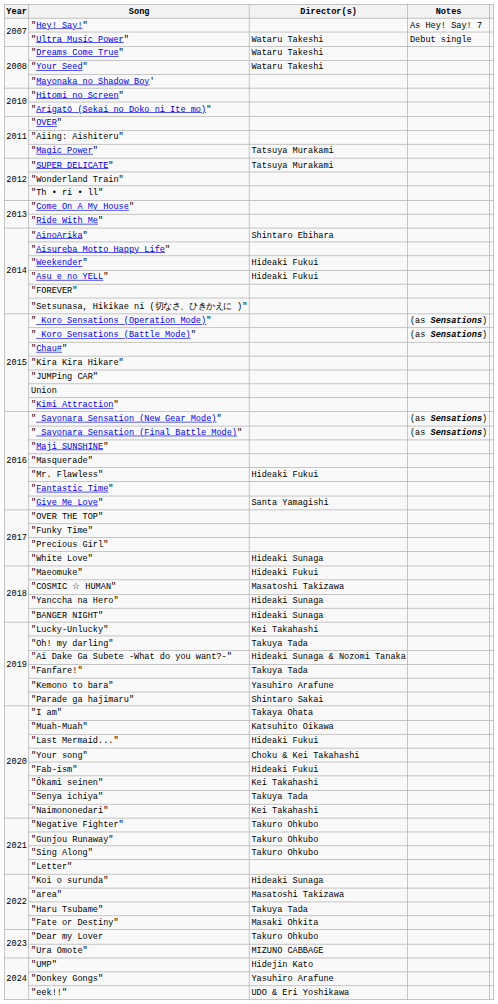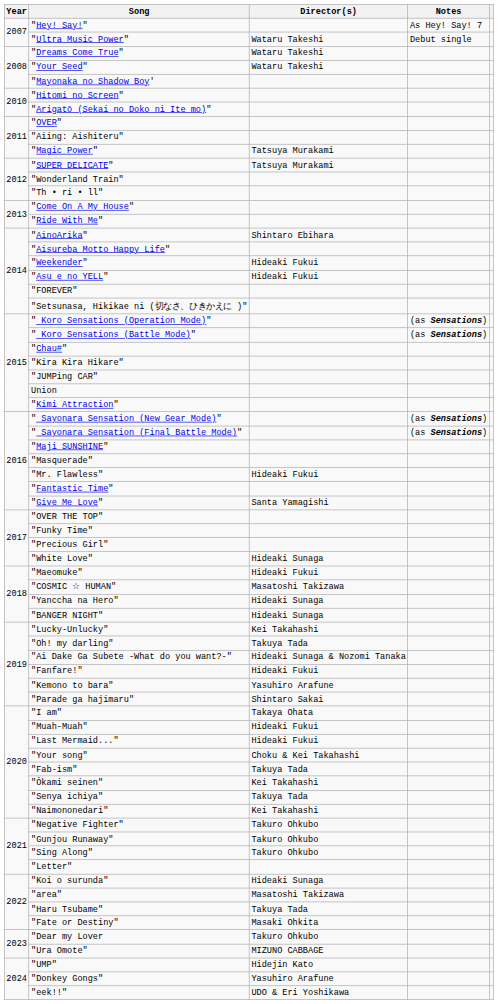(280, 671) Takuya Tada -> (285, 671) Hideaki Fukui
(293, 727) Katsuhito Oikawa -> (285, 727) Hideaki Fukui
(285, 769) Hideaki Fukui -> (280, 769) Takuya Tada
